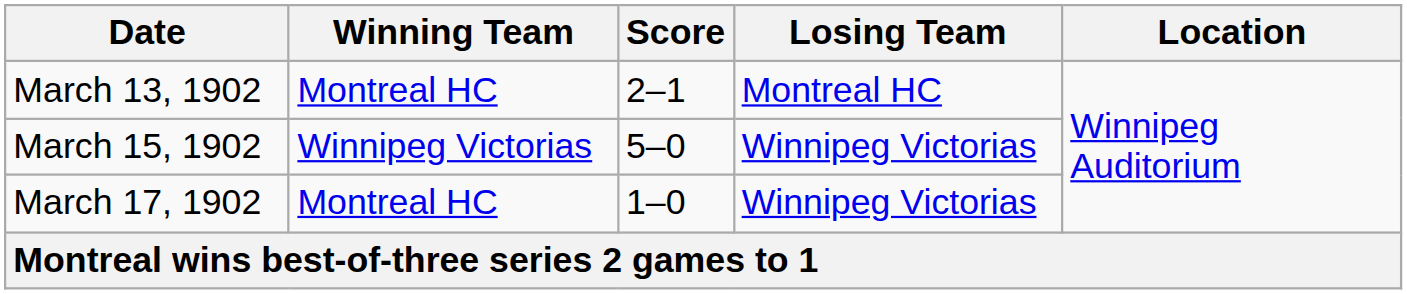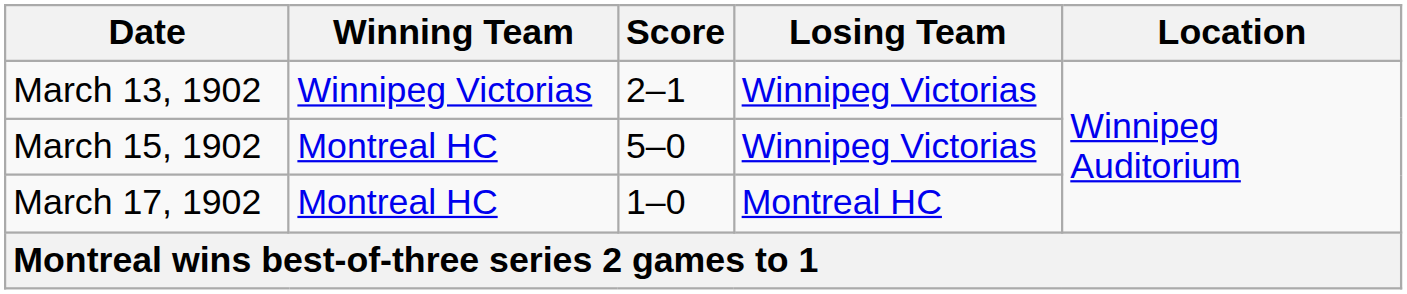(398, 89) Montreal HC -> (445, 89) Winnipeg Victorias
(842, 89) Montreal HC -> (889, 89) Winnipeg Victorias
(445, 145) Winnipeg Victorias -> (398, 145) Montreal HC
(889, 202) Winnipeg Victorias -> (842, 202) Montreal HC
